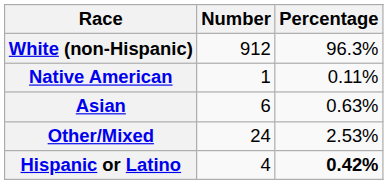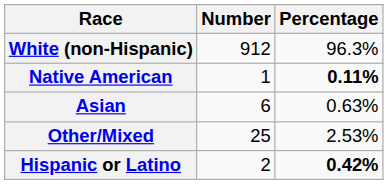(353, 77) normal -> (353, 77) bold
(261, 135) 24 -> (261, 135) 25
(266, 164) 4 -> (266, 164) 2
